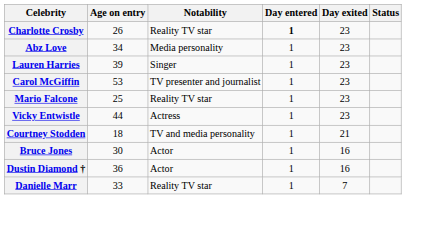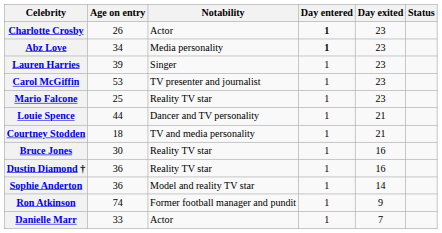(181, 30) Reality TV star -> (162, 30) Actor
(291, 47) normal -> (327, 47) bold
- row: (46, 116)
+ row: (46, 116)
(162, 151) Actor -> (181, 151) Reality TV star
(162, 168) Actor -> (181, 168) Reality TV star
+ row: (46, 185)
+ row: (46, 202)
(181, 185) Reality TV star -> (162, 220) Actor
